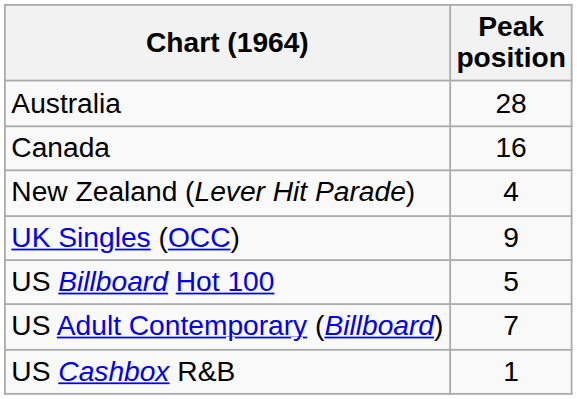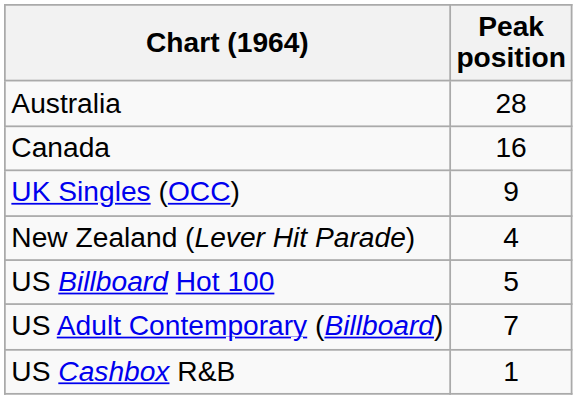rows swapped: (213, 192) <-> (126, 237)
